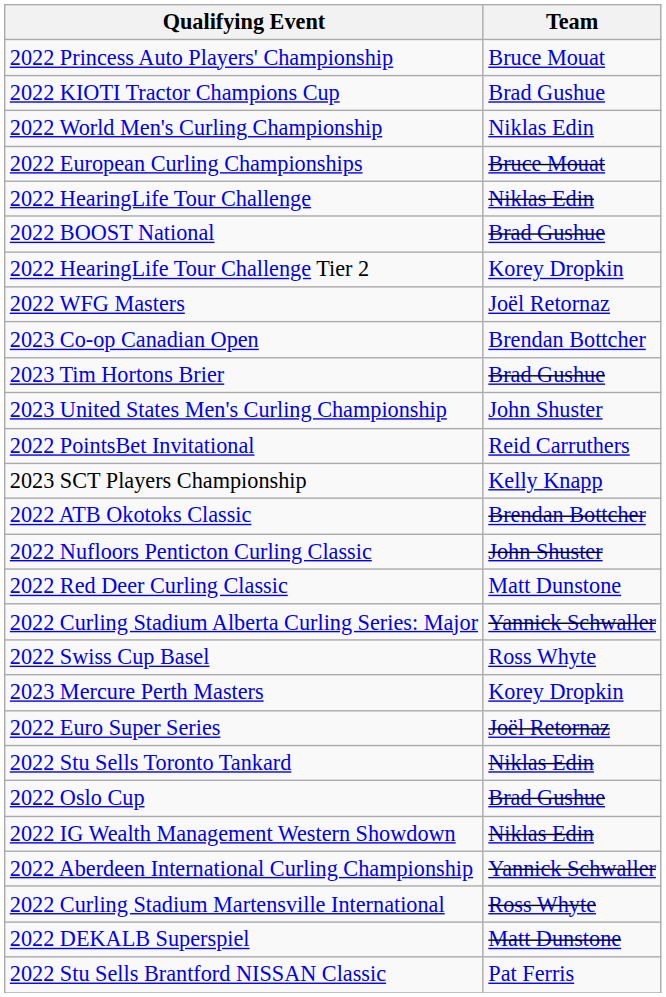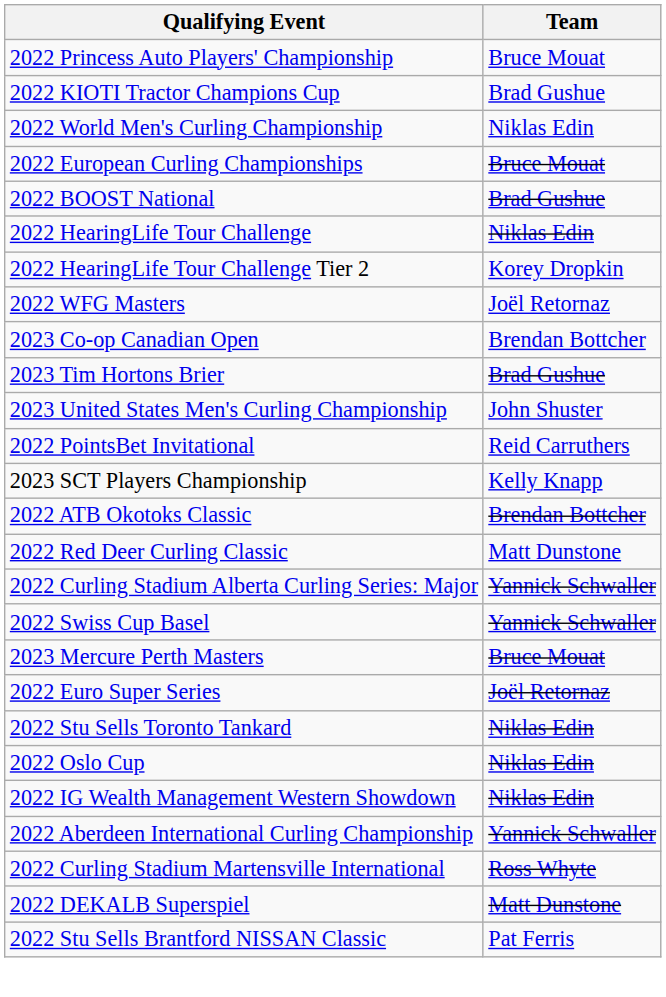rows swapped: (112, 233) <-> (160, 198)
- row: (191, 551)
(542, 657) Ross Whyte -> (572, 621) Yannick Schwaller
(556, 692) Korey Dropkin -> (547, 657) Bruce Mouat
(547, 798) Brad Gushue -> (541, 762) Niklas Edin
